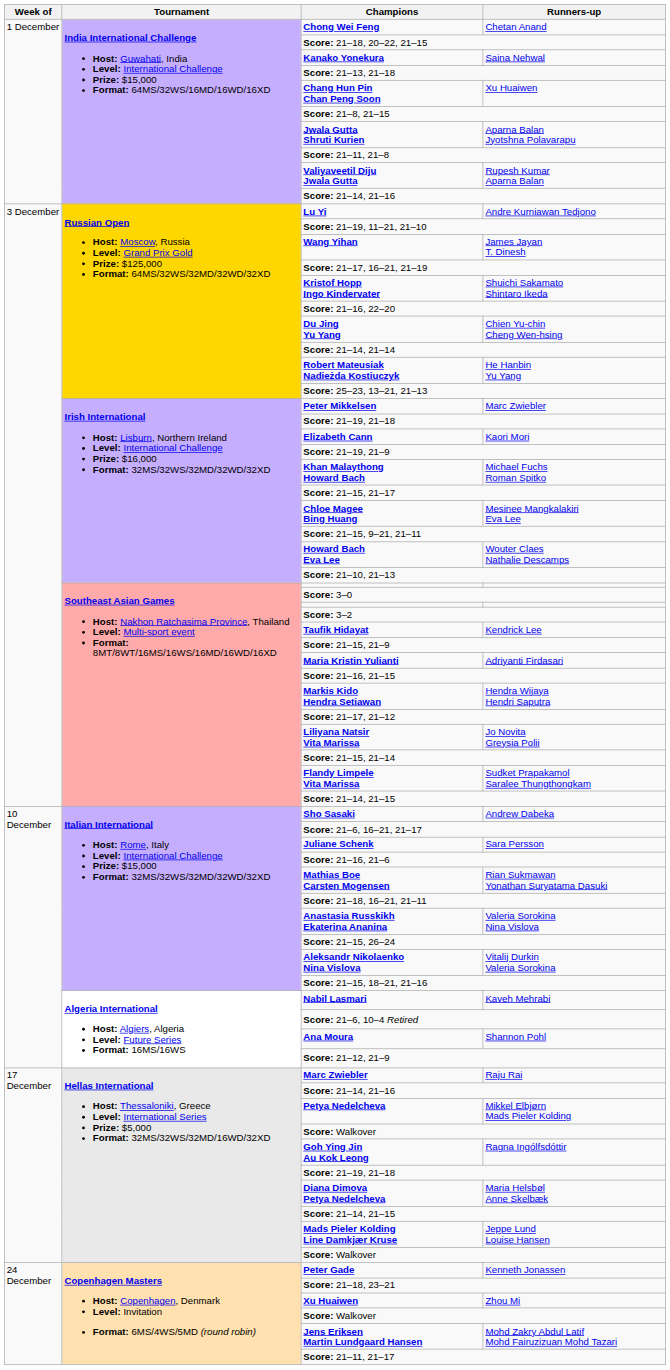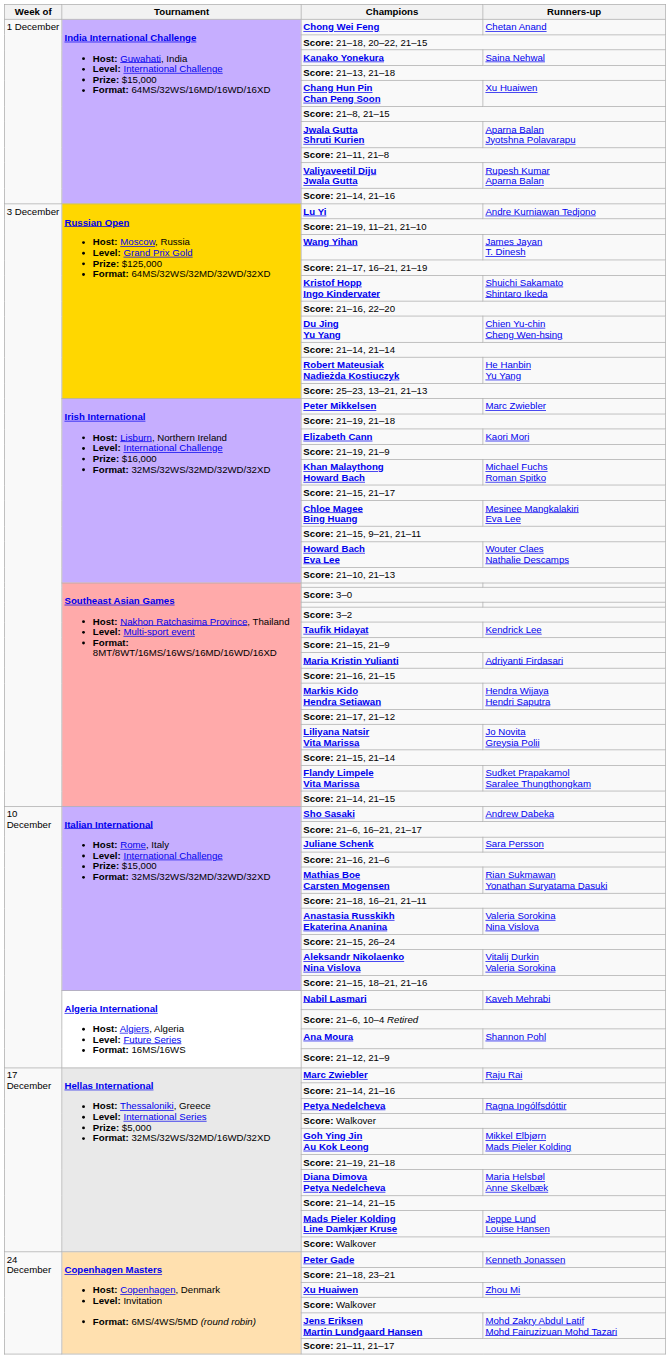(528, 1111) Mikkel Elbjørn Mads Pieler Kolding -> (526, 1105) Ragna Ingólfsdóttir
(526, 1146) Ragna Ingólfsdóttir -> (528, 1141) Mikkel Elbjørn Mads Pieler Kolding
